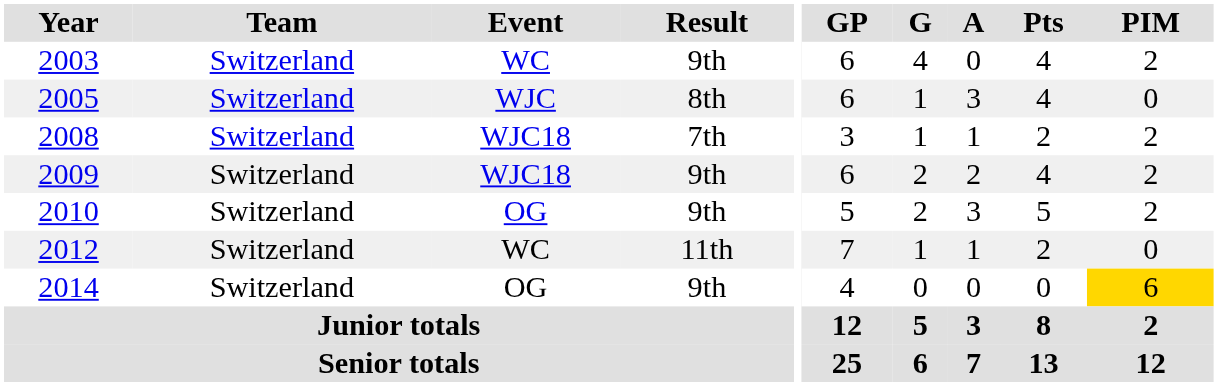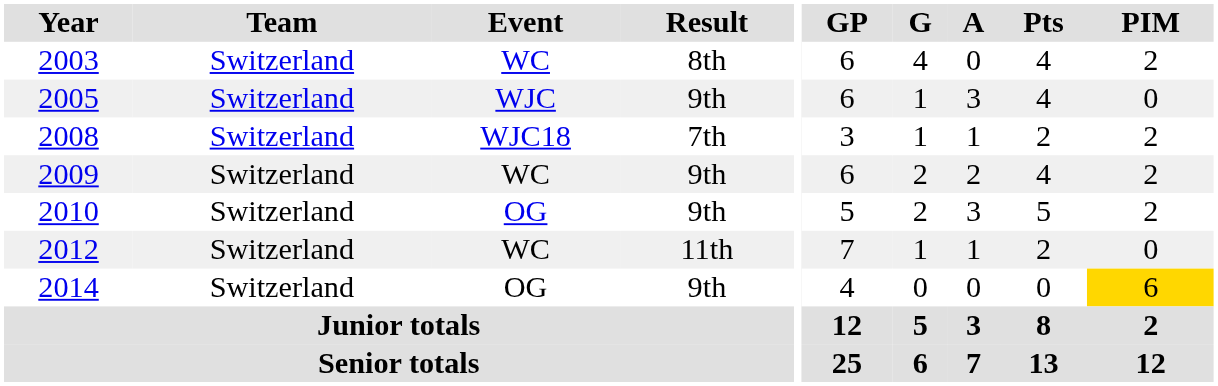(707, 60) 9th -> (707, 60) 8th
(707, 98) 8th -> (707, 98) 9th
(526, 173) WJC18 -> (526, 173) WC
